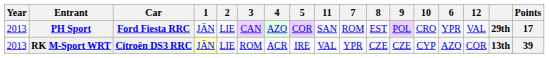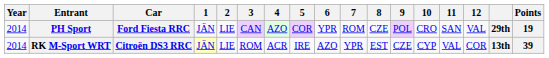columns swapped: (451, 12) <-> (327, 12)
(17, 28) 2013 -> (17, 28) 2014
(378, 28) EST -> (379, 28) CZE
(528, 28) 17 -> (528, 28) 19
(17, 45) 2013 -> (17, 45) 2014
(378, 45) CZE -> (379, 45) EST
